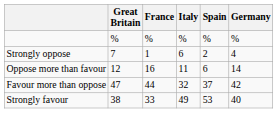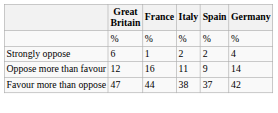(113, 54) 7 -> (113, 54) 6
(181, 54) 6 -> (181, 54) 2
(205, 69) 6 -> (205, 69) 9
(184, 85) 32 -> (184, 85) 38
- row: (37, 100)
